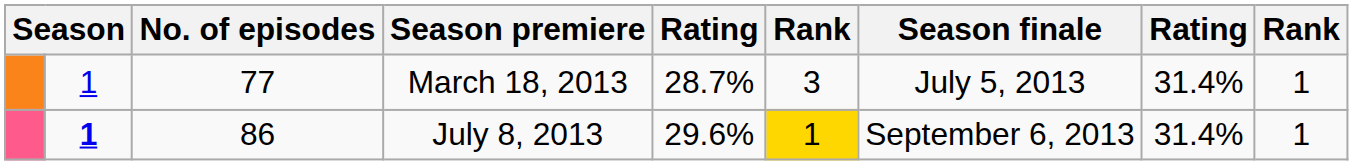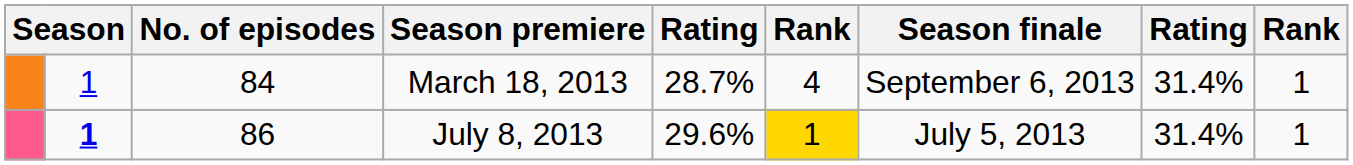(258, 81) 77 -> (258, 81) 84
(812, 81) 3 -> (812, 81) 4
(1000, 81) July 5, 2013 -> (1000, 81) September 6, 2013
(1000, 134) September 6, 2013 -> (1000, 134) July 5, 2013
